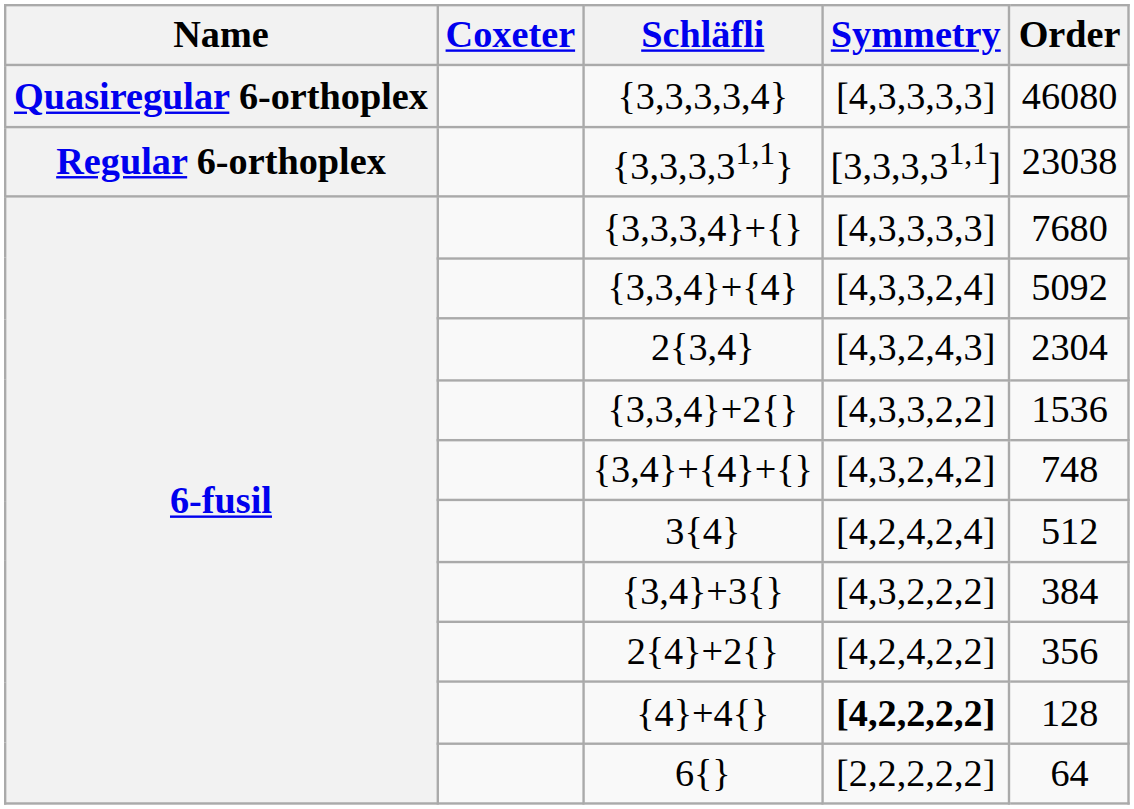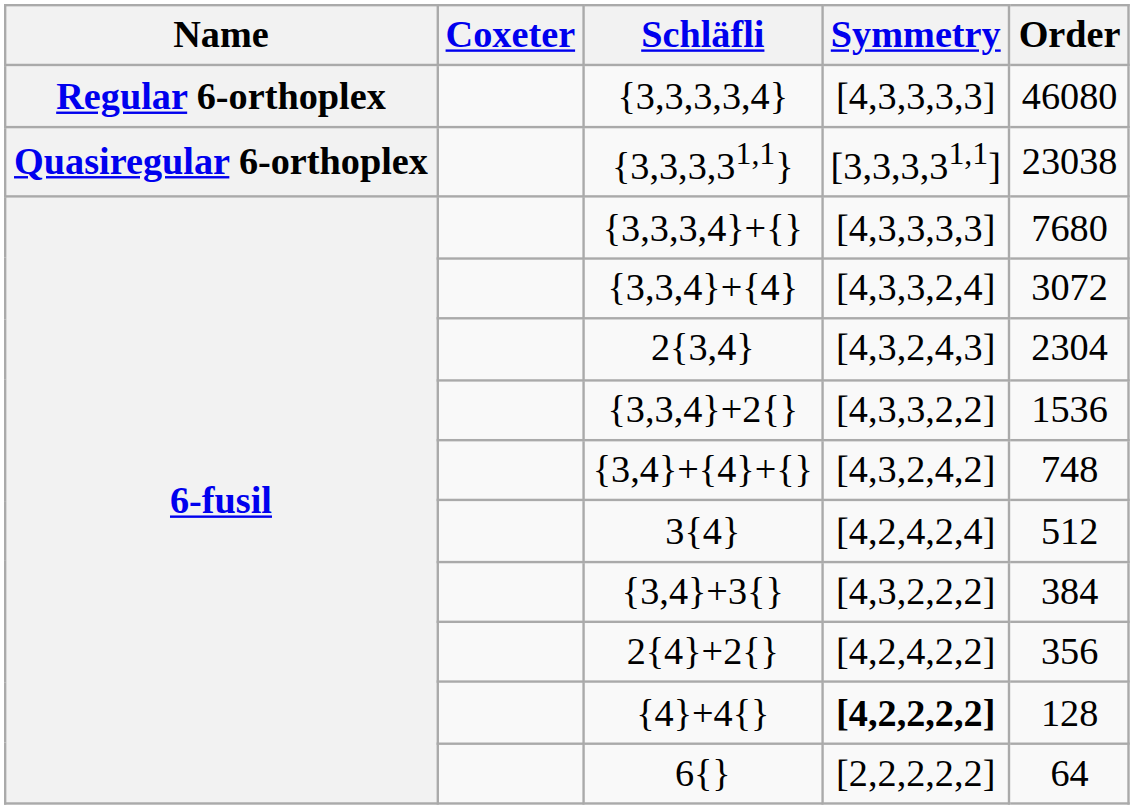(221, 95) Quasiregular 6-orthoplex -> (221, 95) Regular 6-orthoplex
(221, 161) Regular 6-orthoplex -> (221, 161) Quasiregular 6-orthoplex
(1070, 287) 5092 -> (1070, 287) 3072
